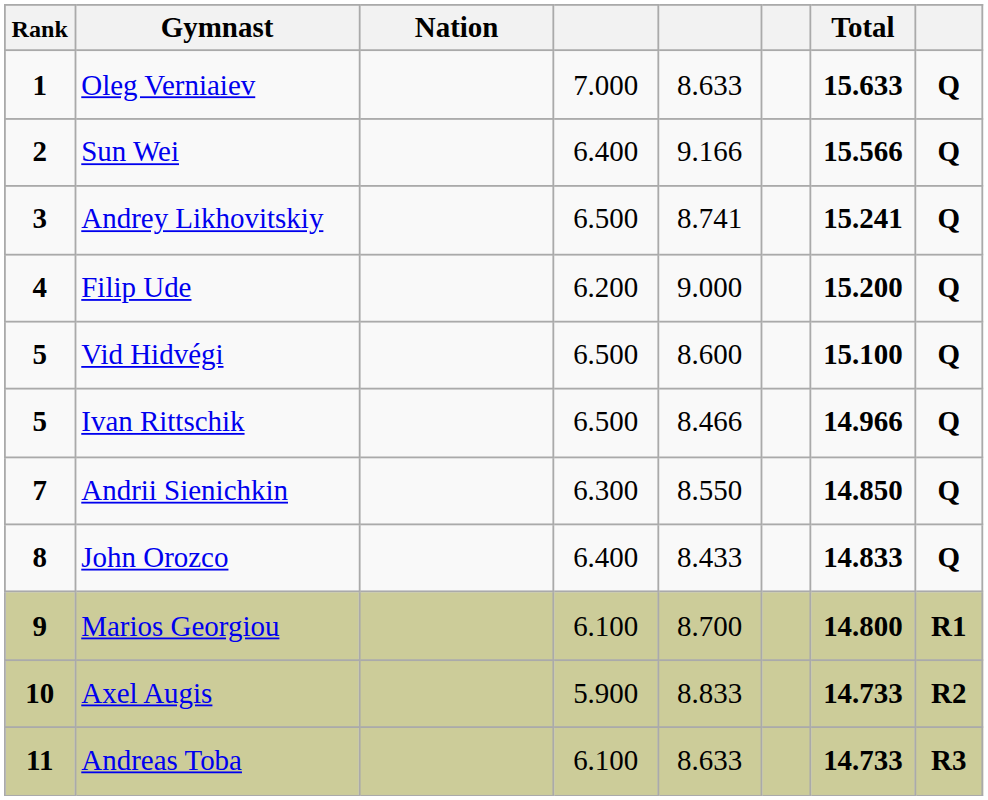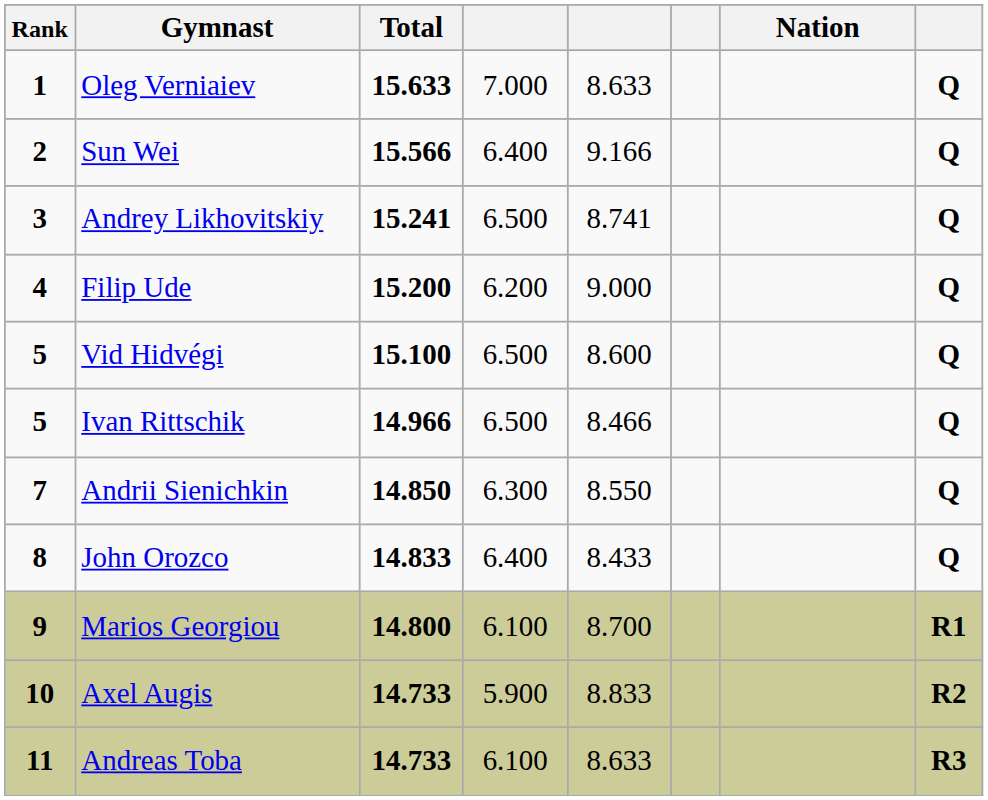columns swapped: (457, 27) <-> (863, 27)
